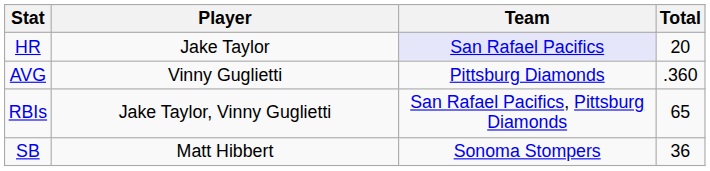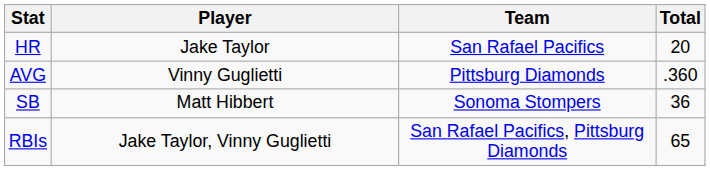(527, 46) lavender background -> (527, 46) no background
rows swapped: (28, 113) <-> (28, 151)
